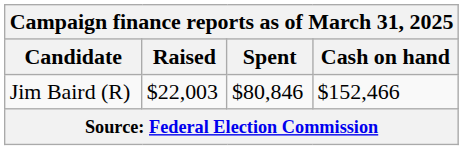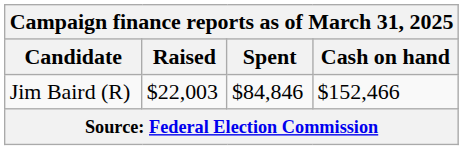(268, 91) $80,846 -> (268, 91) $84,846
